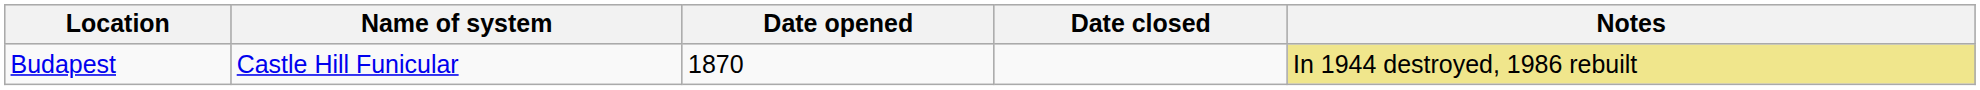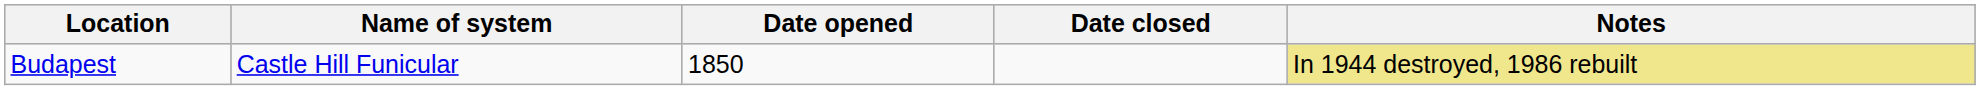(716, 63) 1870 -> (716, 63) 1850
